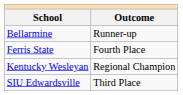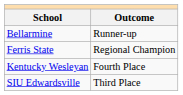(119, 50) Fourth Place -> (134, 50) Regional Champion
(134, 66) Regional Champion -> (119, 66) Fourth Place
